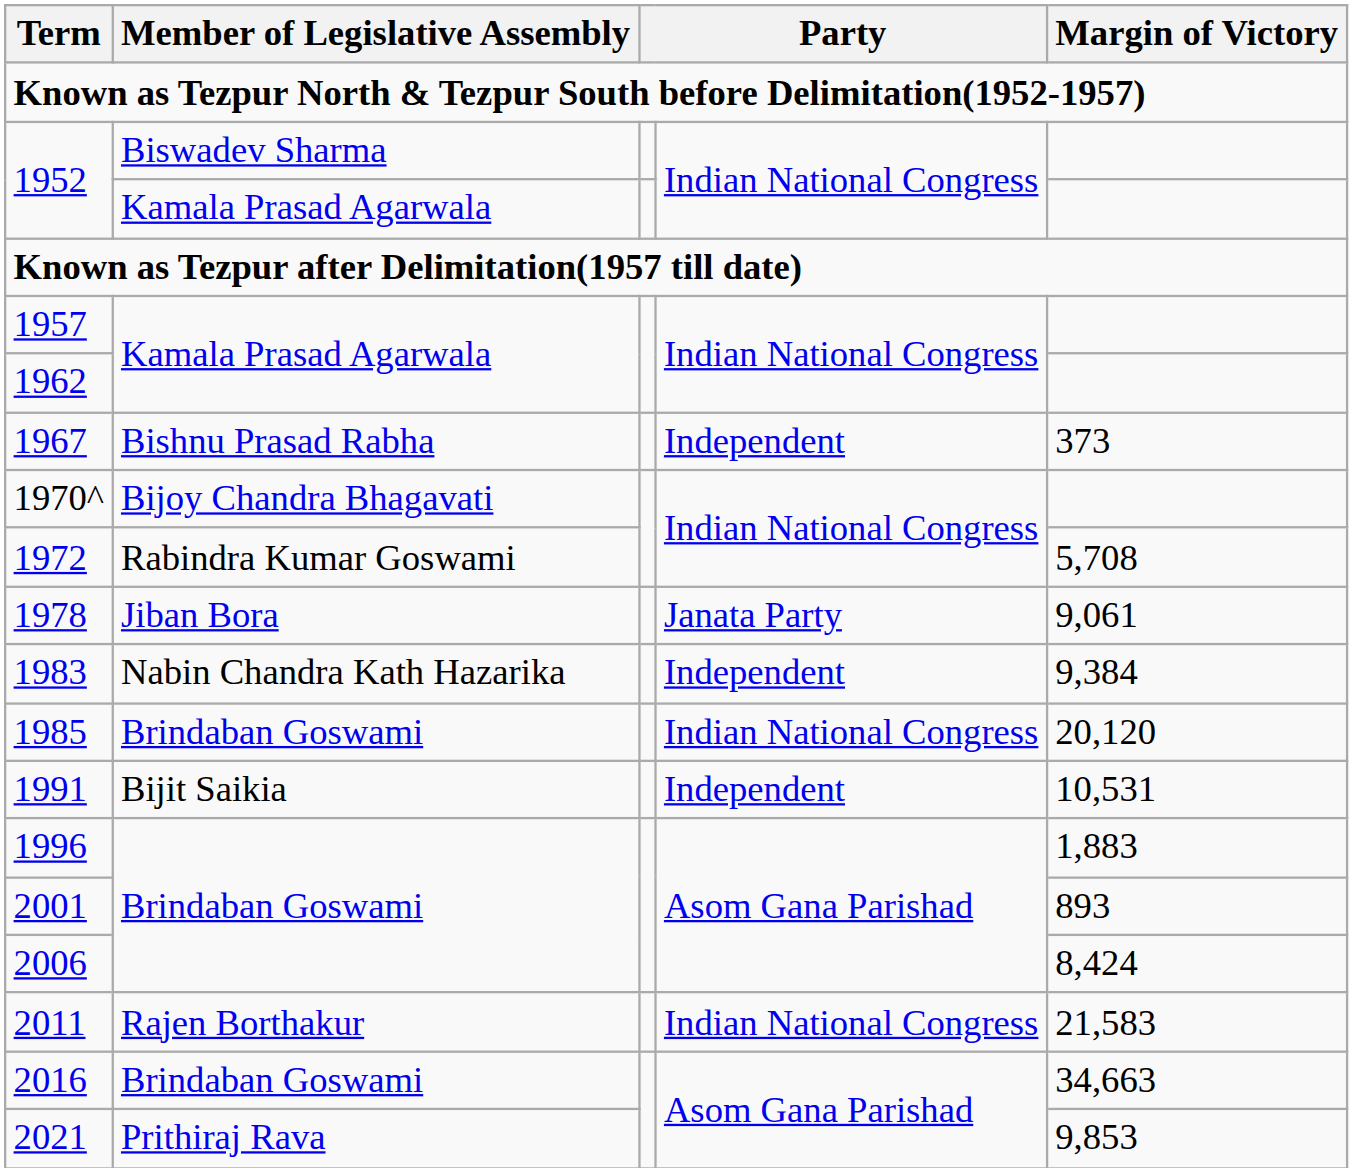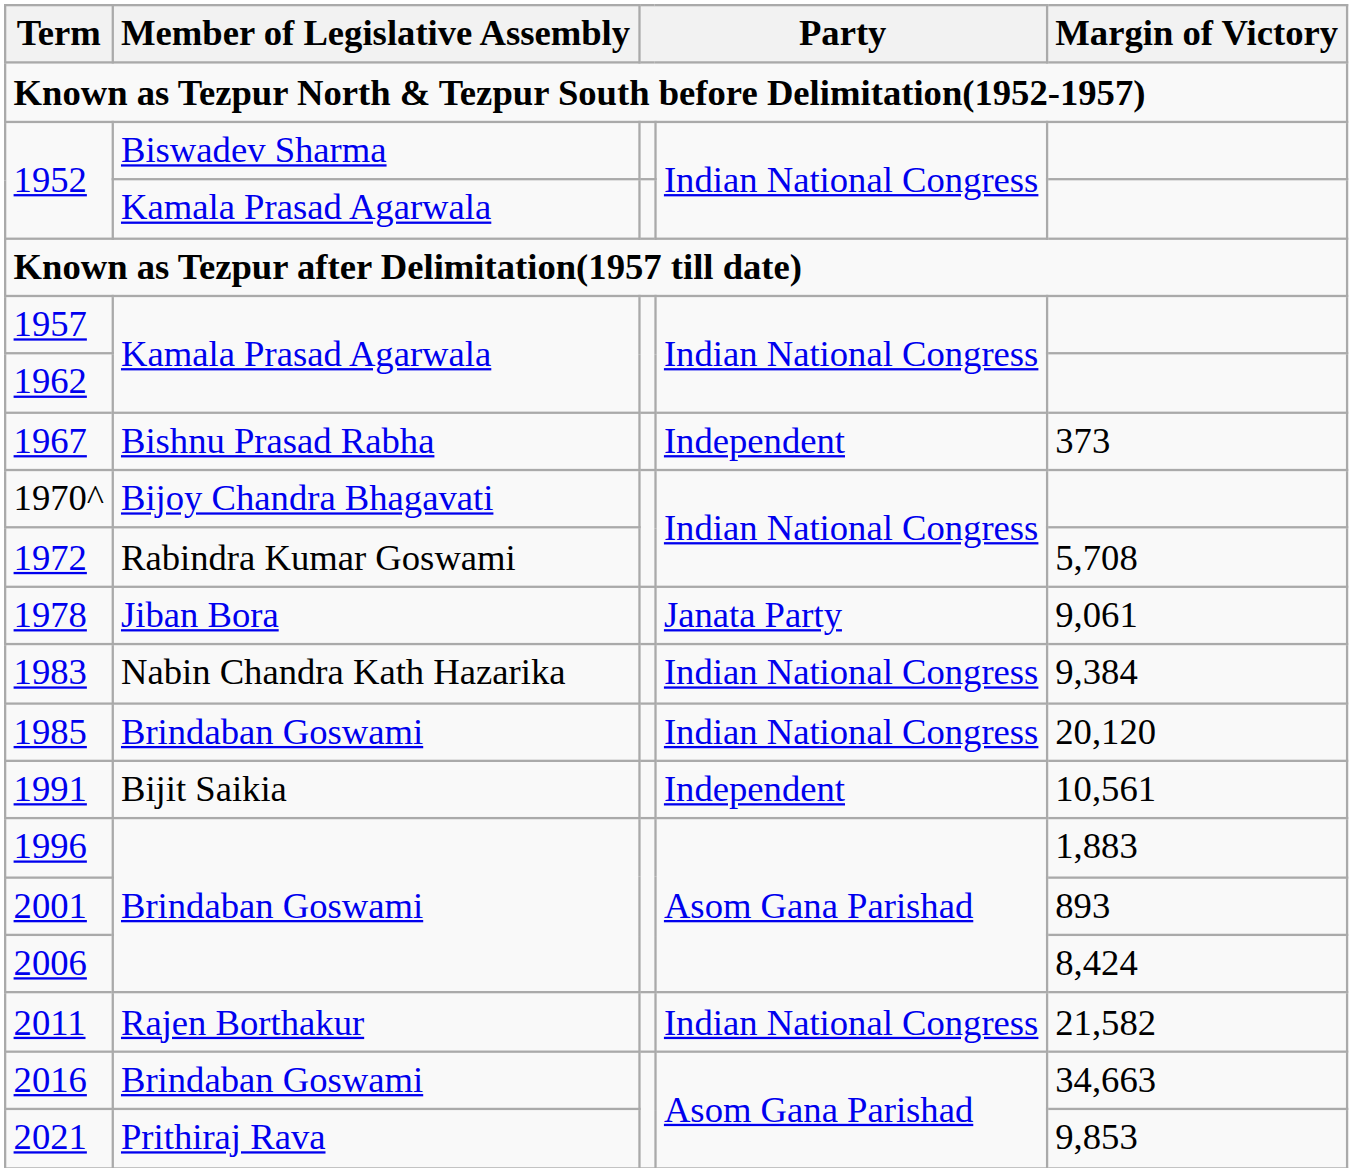(754, 672) Independent -> (851, 672) Indian National Congress
(1106, 788) 10,531 -> (1106, 788) 10,561
(1106, 1021) 21,583 -> (1106, 1021) 21,582
